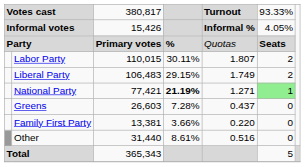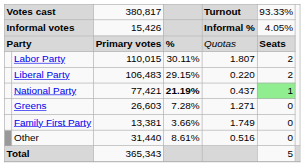(242, 75) 1.749 -> (242, 75) 0.220
(242, 91) 1.271 -> (242, 91) 0.437
(242, 106) 0.437 -> (242, 106) 1.271
(242, 122) 0.220 -> (242, 122) 1.749
